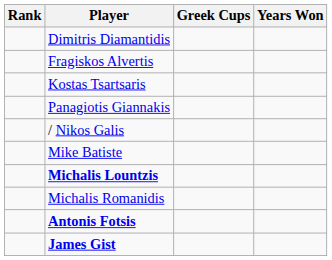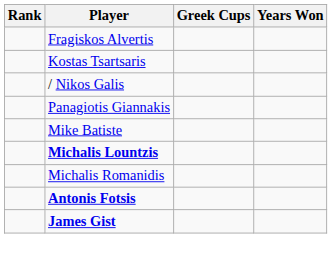- row: (109, 38)
rows swapped: (86, 130) <-> (109, 107)
